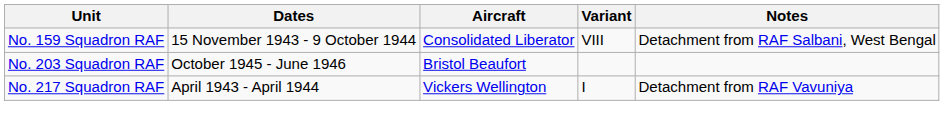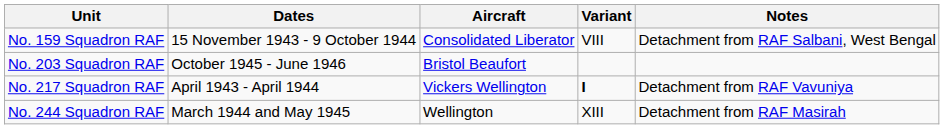(583, 87) normal -> (583, 87) bold
+ row: (86, 111)
